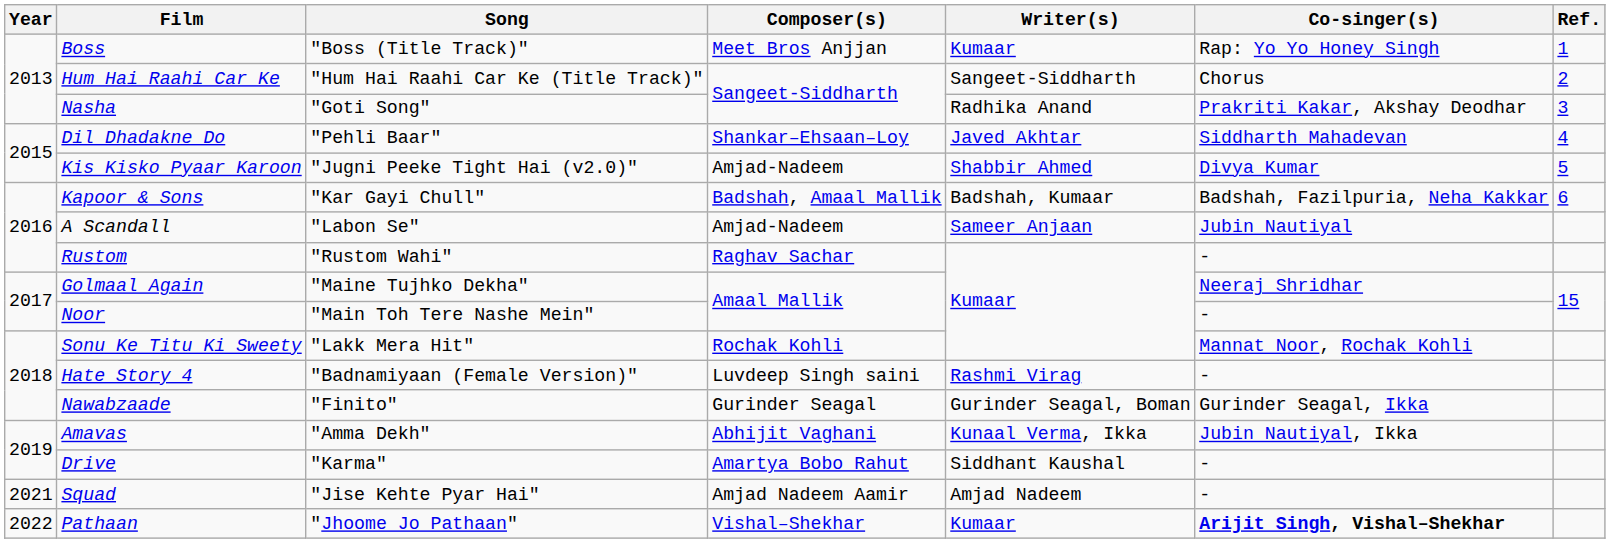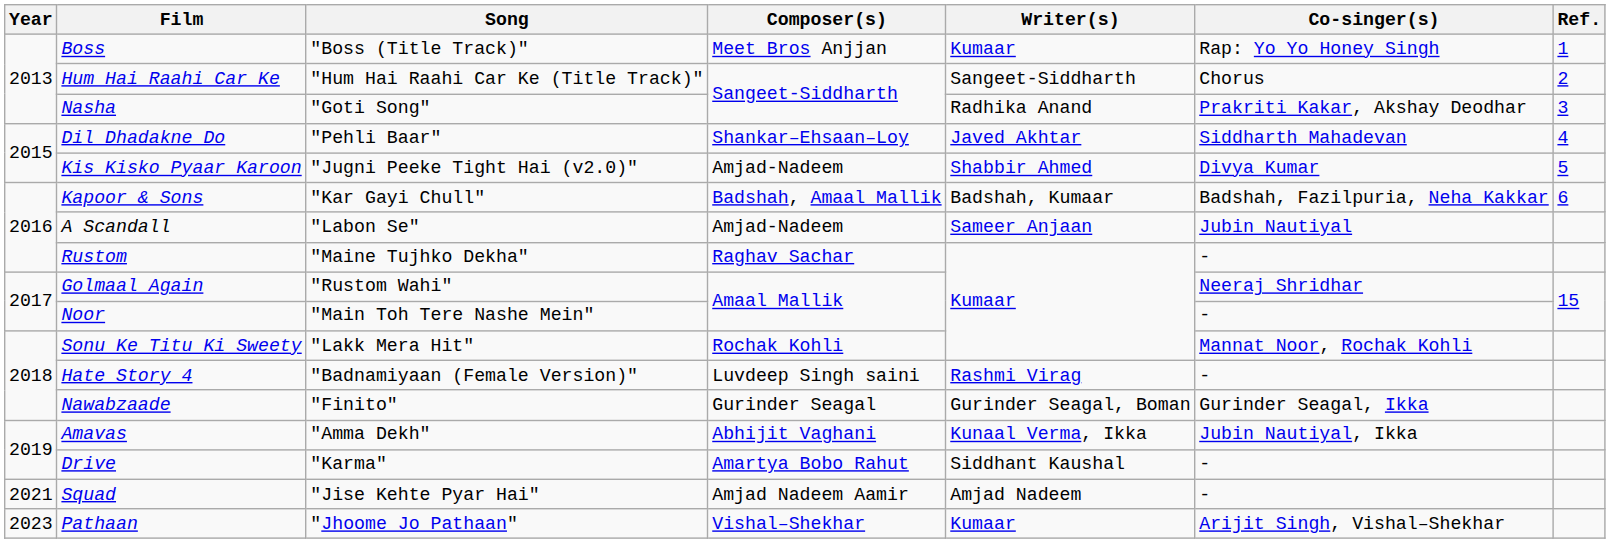(381, 257) "Rustom Wahi" -> (420, 257) "Maine Tujhko Dekha"
(420, 286) "Maine Tujhko Dekha" -> (381, 286) "Rustom Wahi"
(31, 524) 2022 -> (31, 524) 2023
(1352, 524) bold -> (1352, 524) normal
